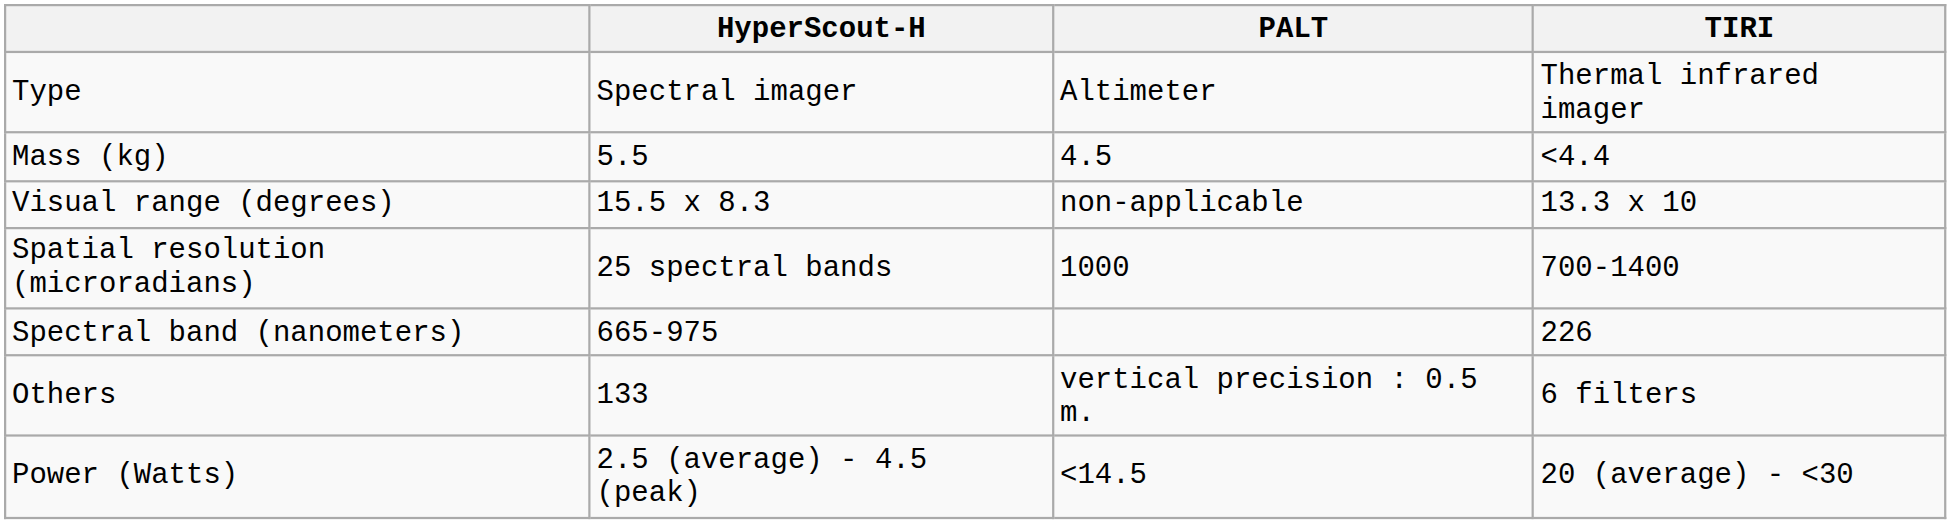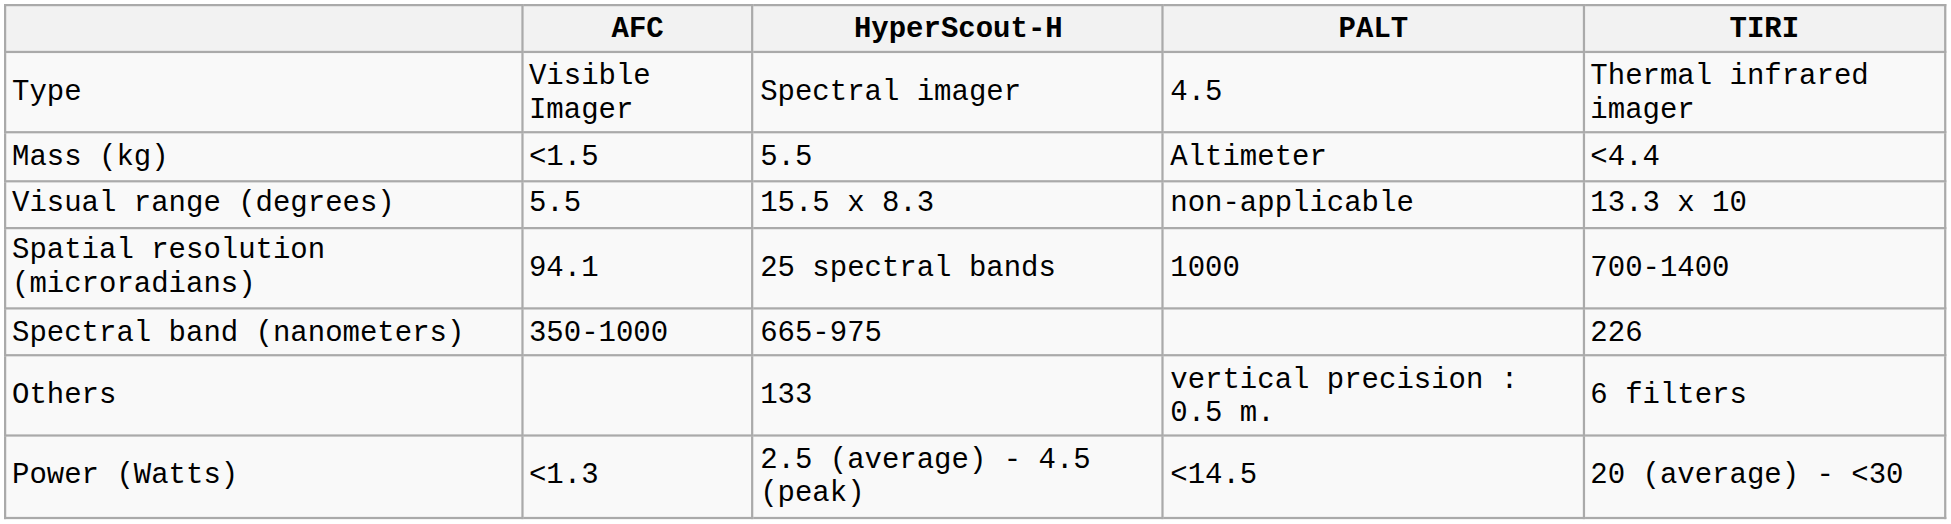+ column: (638, 29)
(1138, 93) Altimeter -> (1196, 93) 4.5
(1086, 157) 4.5 -> (1249, 157) Altimeter
